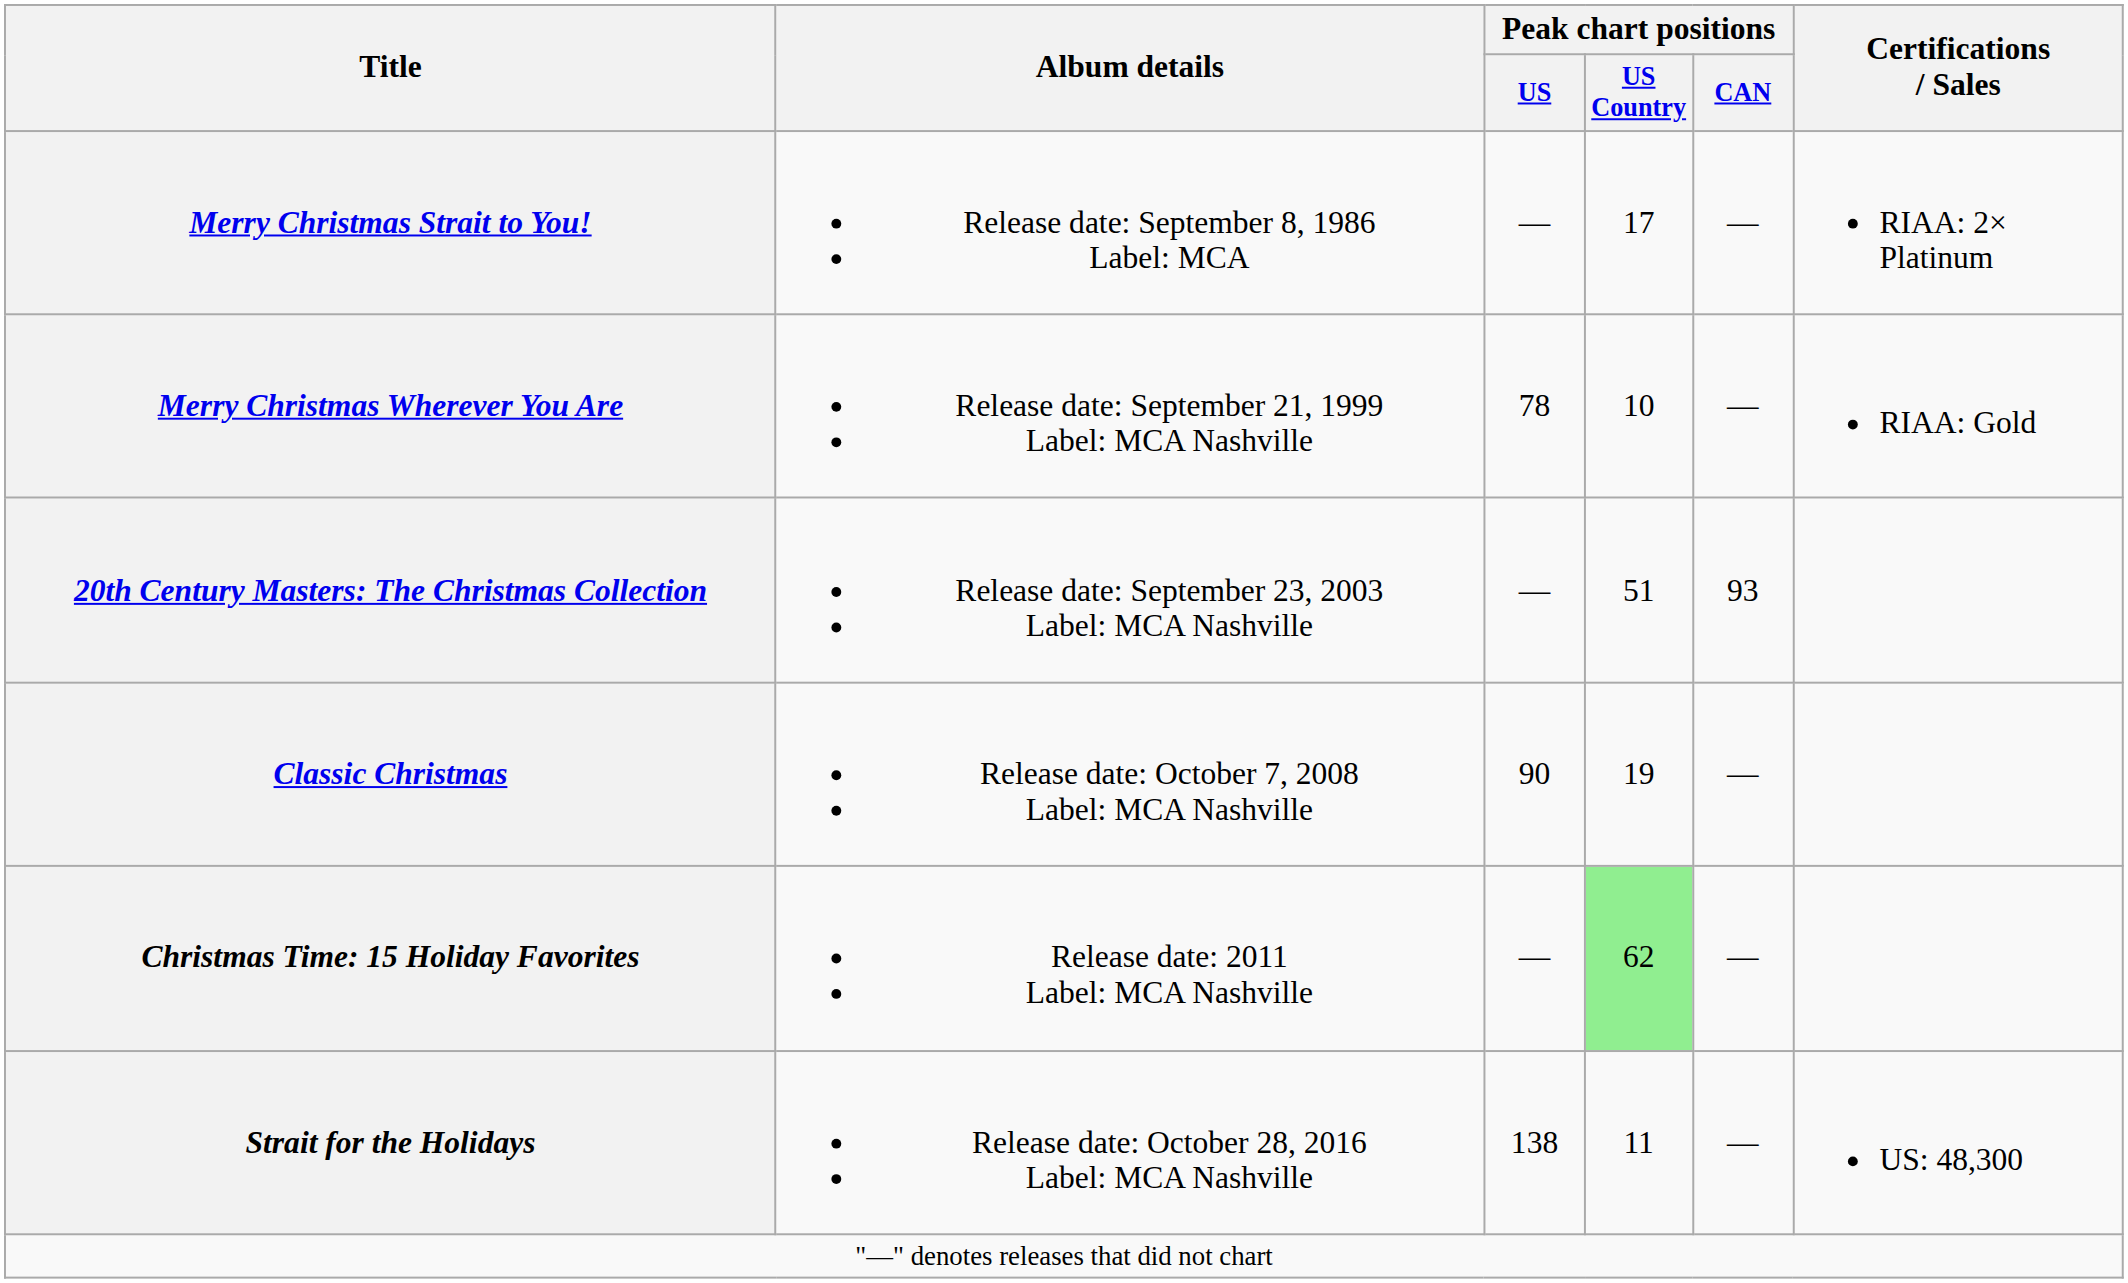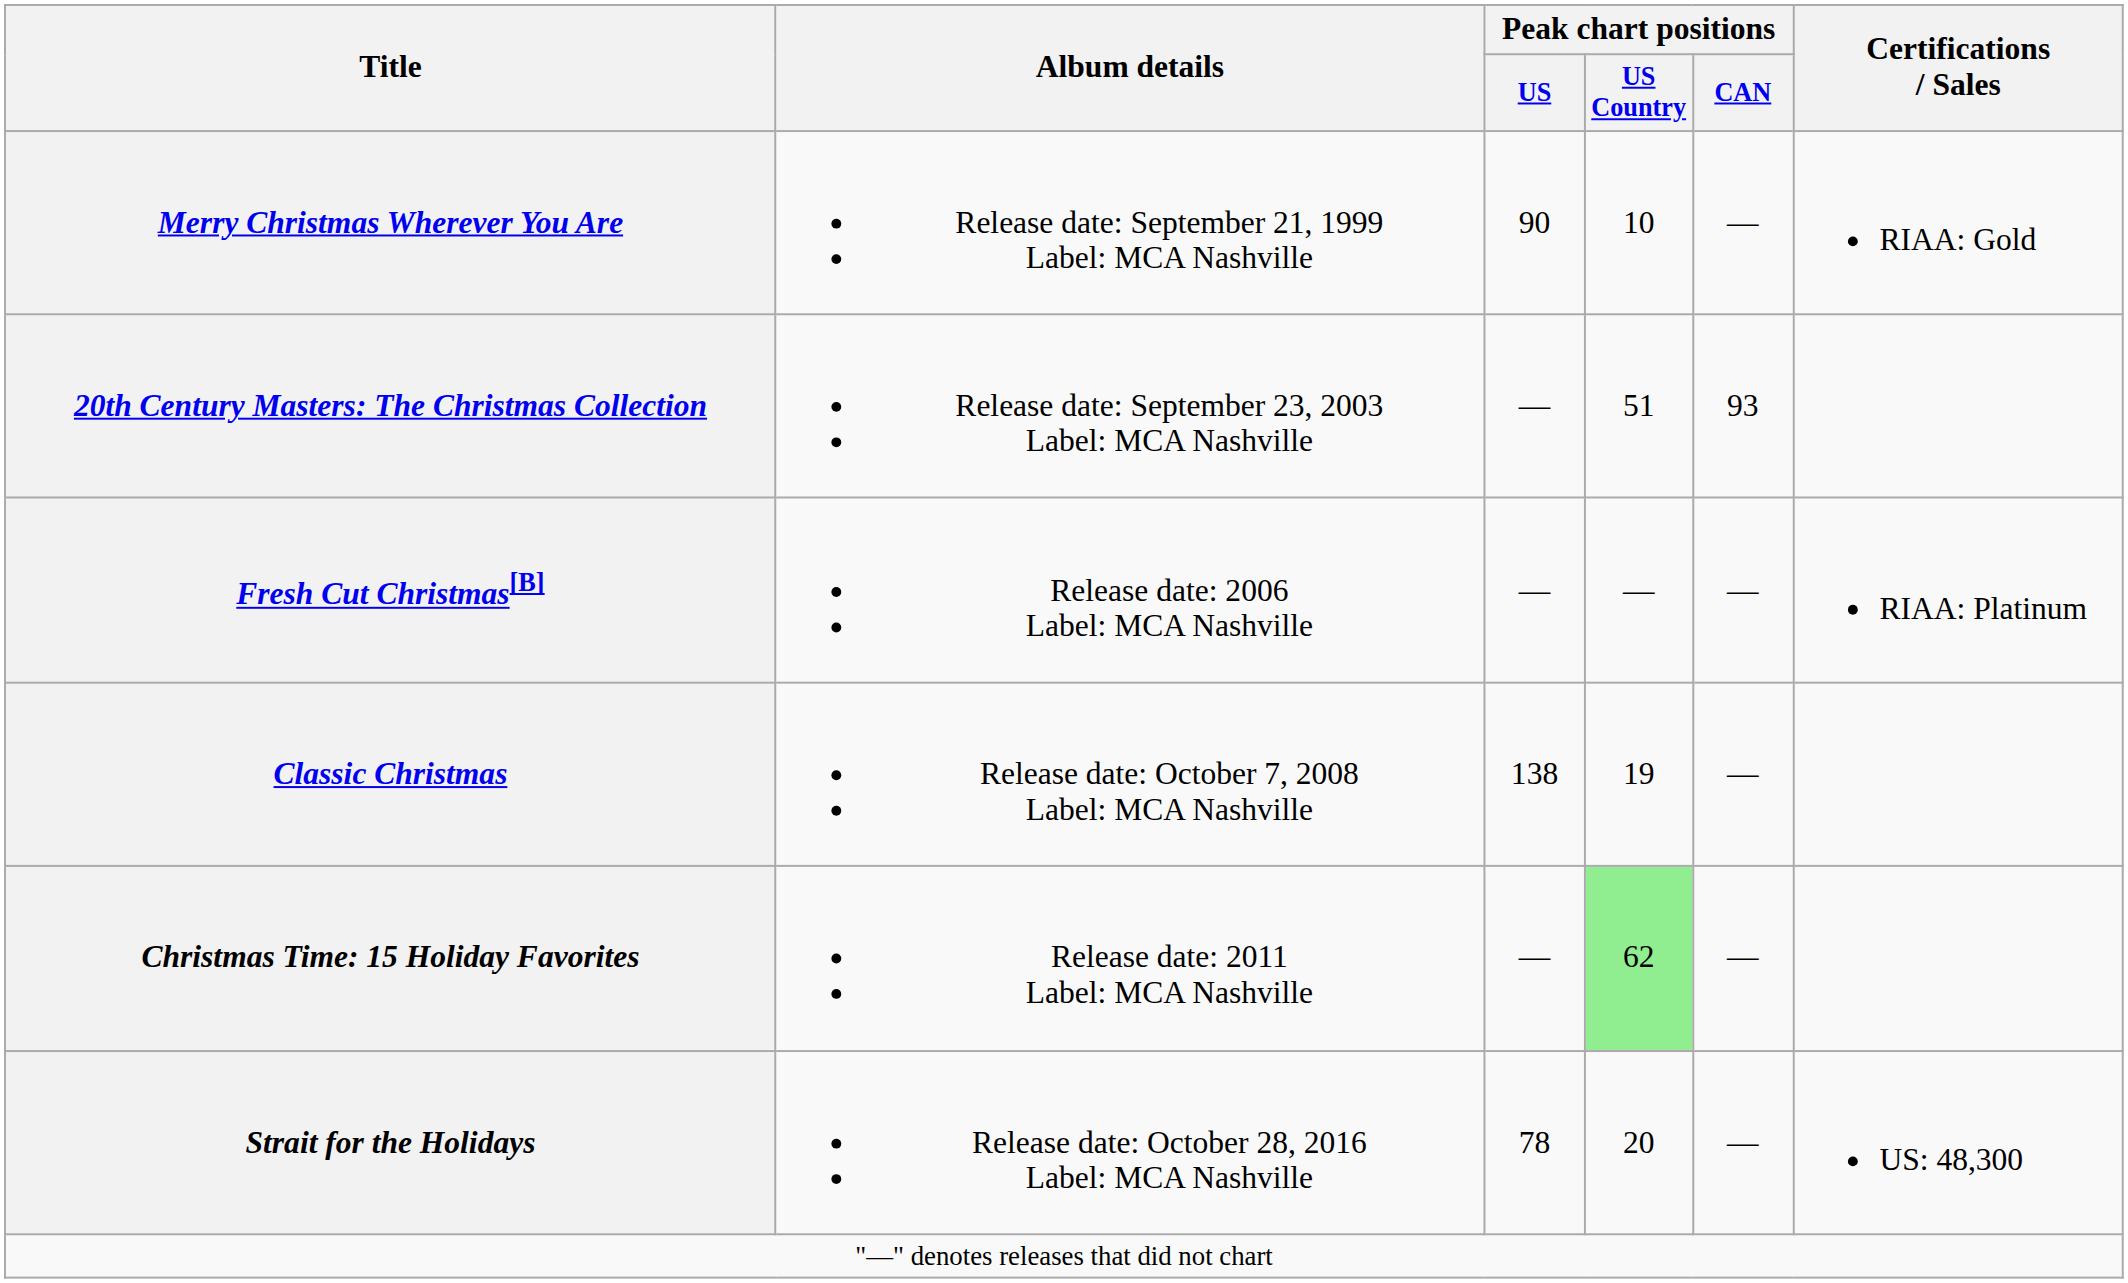- row: (390, 221)
(1535, 405) 78 -> (1535, 221) 90
+ row: (390, 589)
(1535, 773) 90 -> (1535, 773) 138
(1535, 1141) 138 -> (1535, 1141) 78
(1639, 1141) 11 -> (1639, 1141) 20
